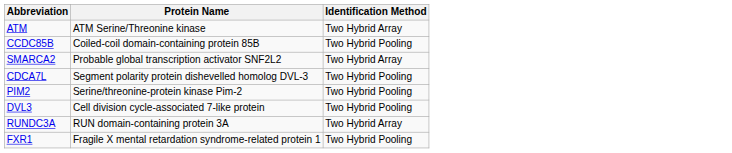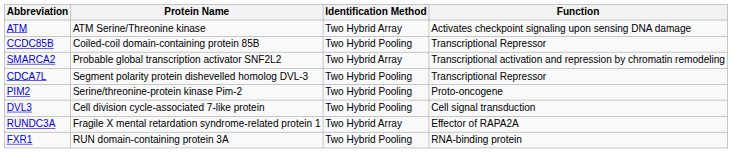+ column: (578, 12)
(151, 124) RUN domain-containing protein 3A -> (197, 124) Fragile X mental retardation syndrome-related protein 1
(197, 140) Fragile X mental retardation syndrome-related protein 1 -> (151, 140) RUN domain-containing protein 3A
